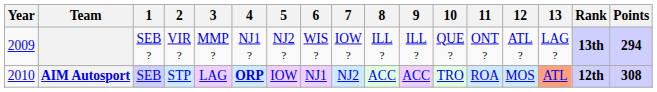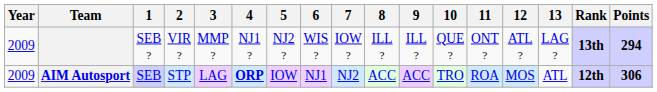(21, 76) 2010 -> (21, 76) 2009
(555, 76) lightsalmon background -> (555, 76) no background
(631, 76) 308 -> (631, 76) 306
